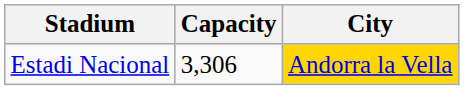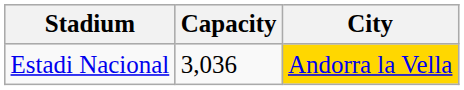(209, 63) 3,306 -> (209, 63) 3,036
